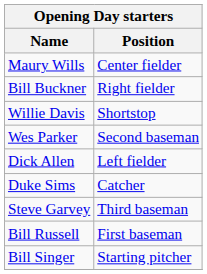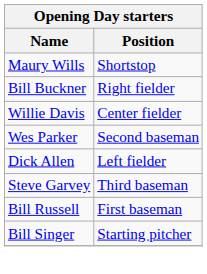(139, 64) Center fielder -> (126, 64) Shortstop
(126, 112) Shortstop -> (139, 112) Center fielder
- row: (42, 185)
